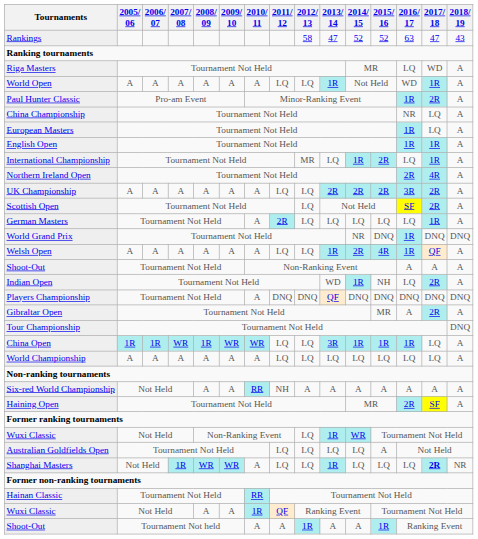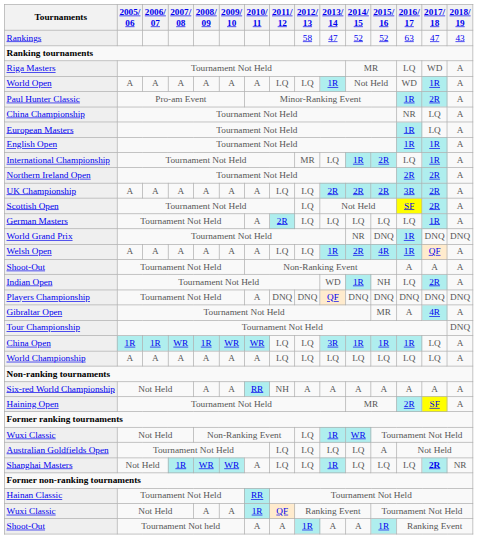(435, 175) 4R -> (435, 175) 2R
(435, 312) 2R -> (435, 312) 4R
